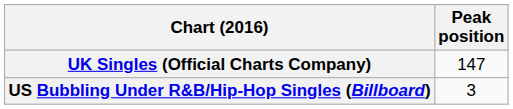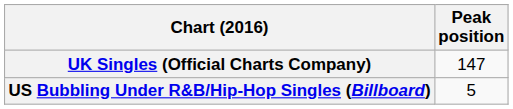(471, 90) 3 -> (471, 90) 5
